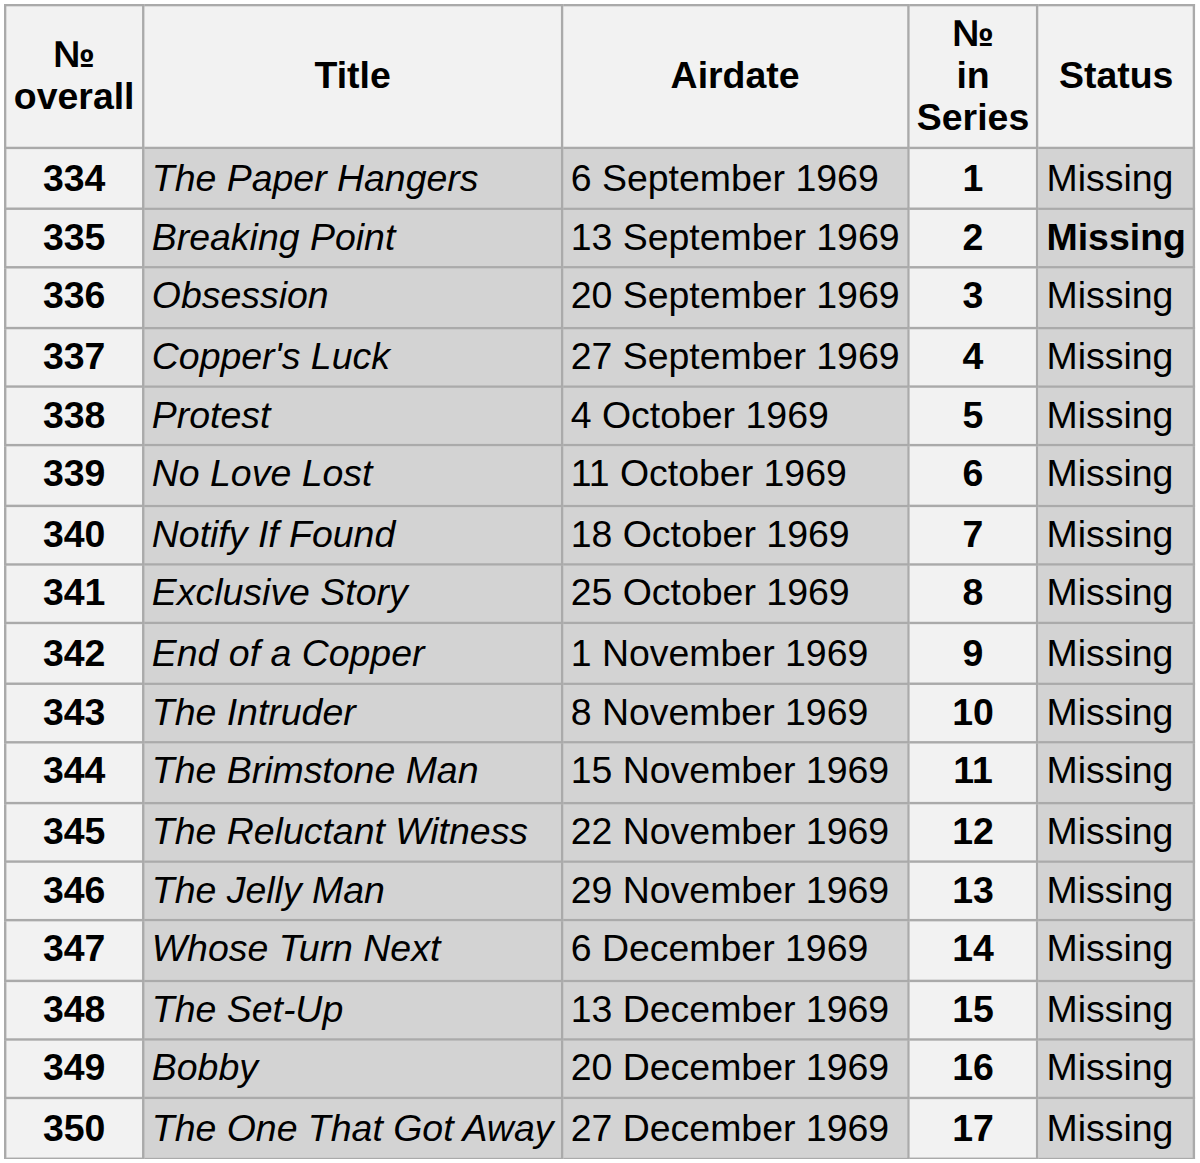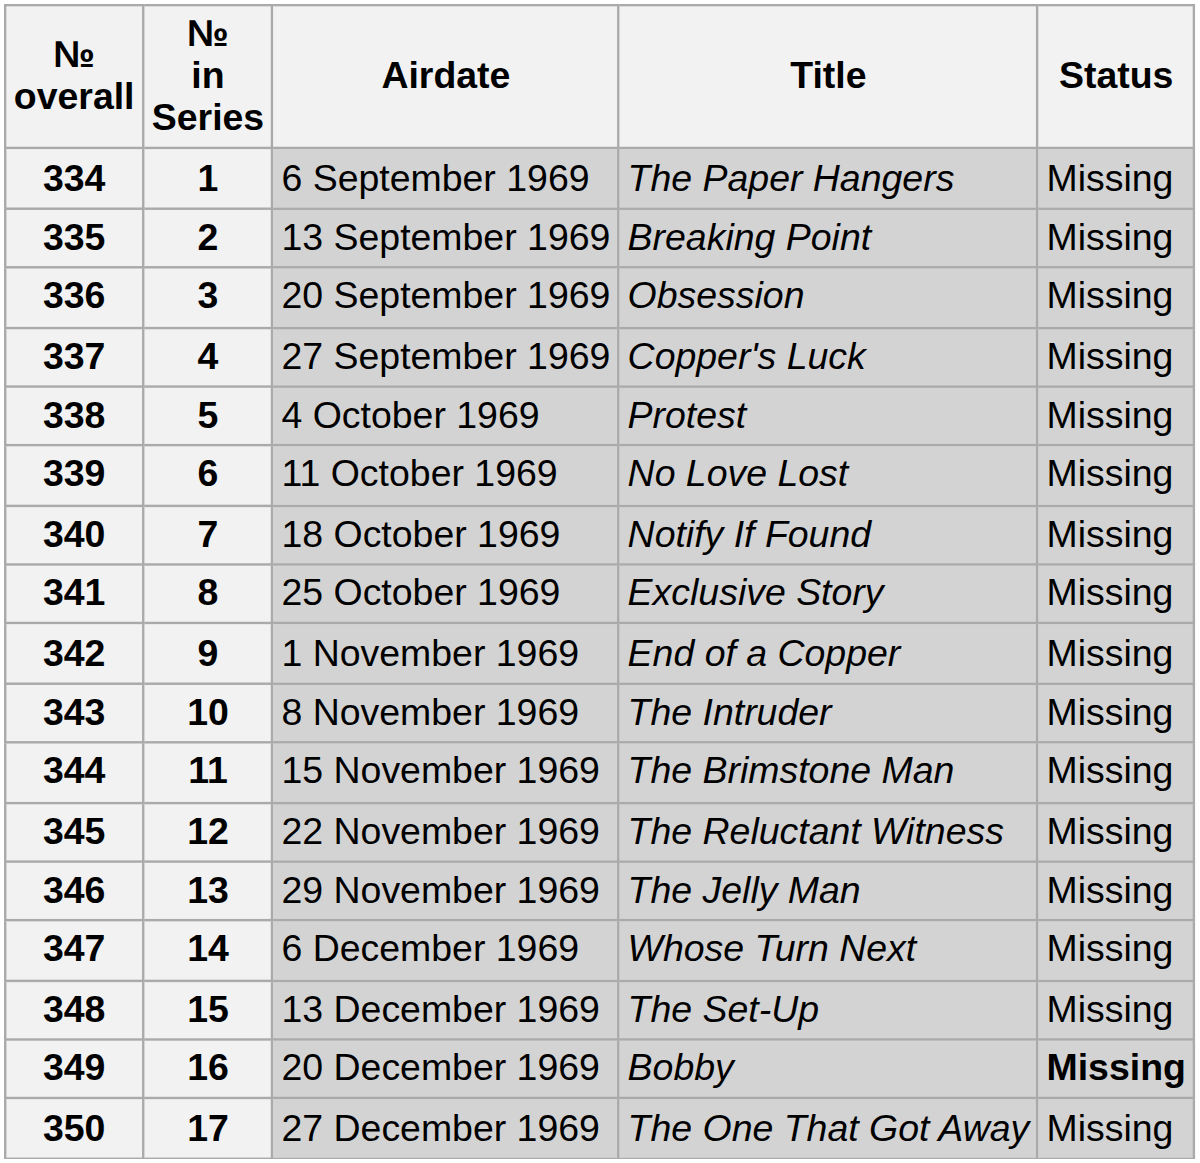columns swapped: (973, 76) <-> (353, 76)
(1116, 237) bold -> (1110, 237) normal
(1110, 1068) normal -> (1116, 1068) bold
